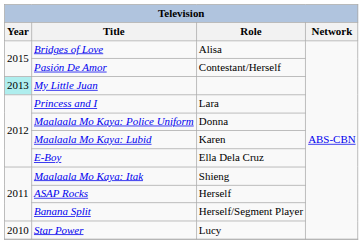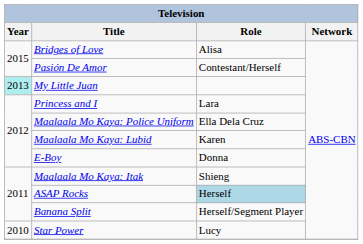(213, 122) Donna -> (231, 122) Ella Dela Cruz
(231, 158) Ella Dela Cruz -> (213, 158) Donna
(215, 194) no background -> (215, 194) lightblue background
